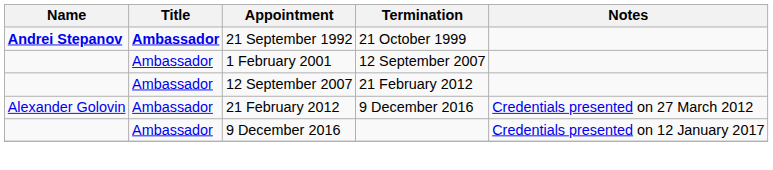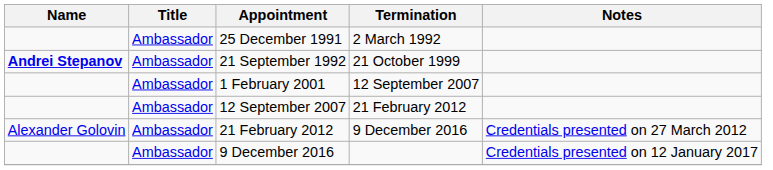+ row: (281, 38)
(176, 38) bold -> (173, 61) normal
